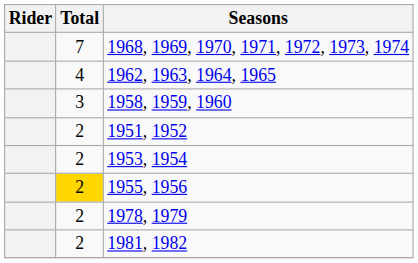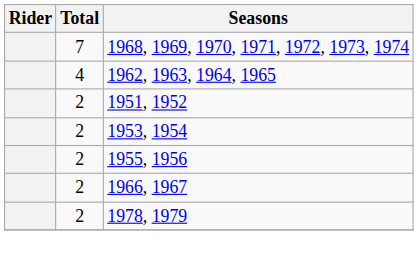- row: (169, 103)
(80, 187) gold background -> (80, 159) no background
+ row: (147, 187)
- row: (147, 243)
